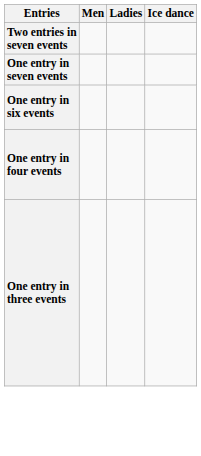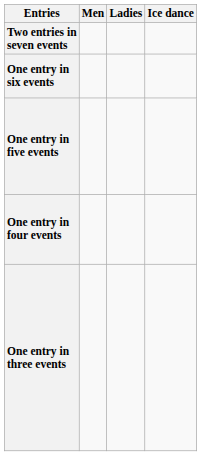- row: (38, 69)
+ row: (38, 146)
